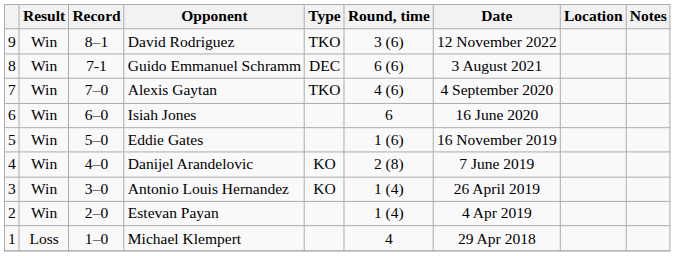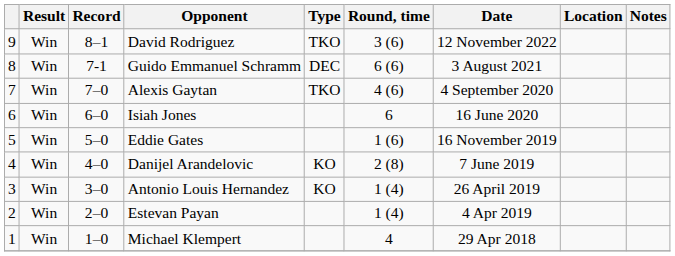(44, 238) Loss -> (44, 238) Win
